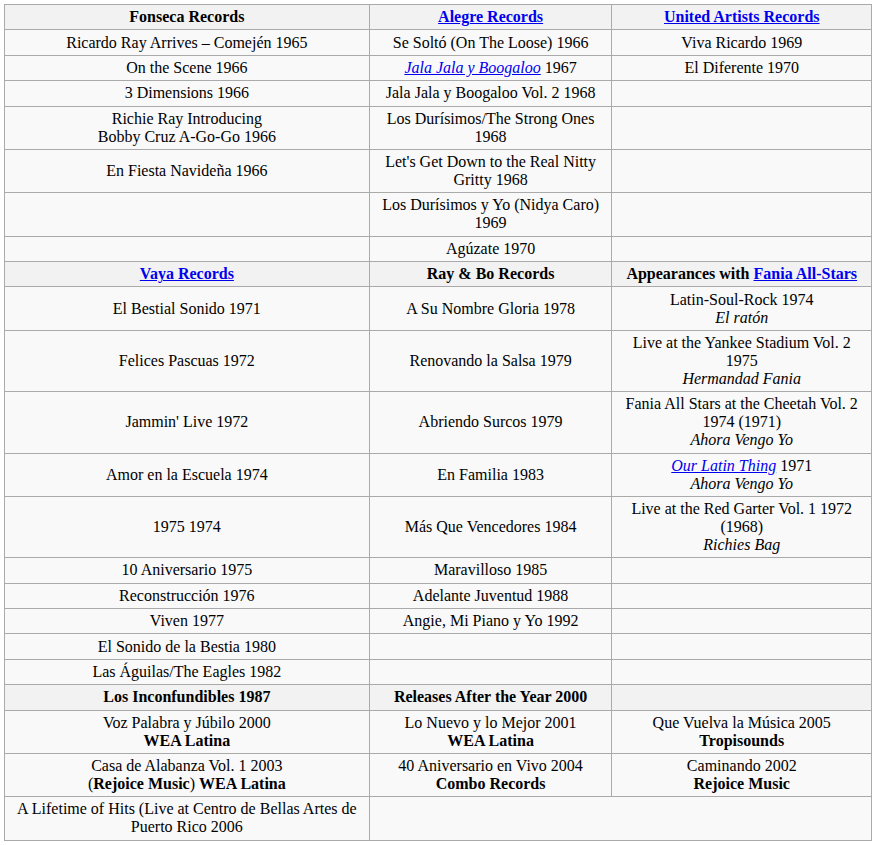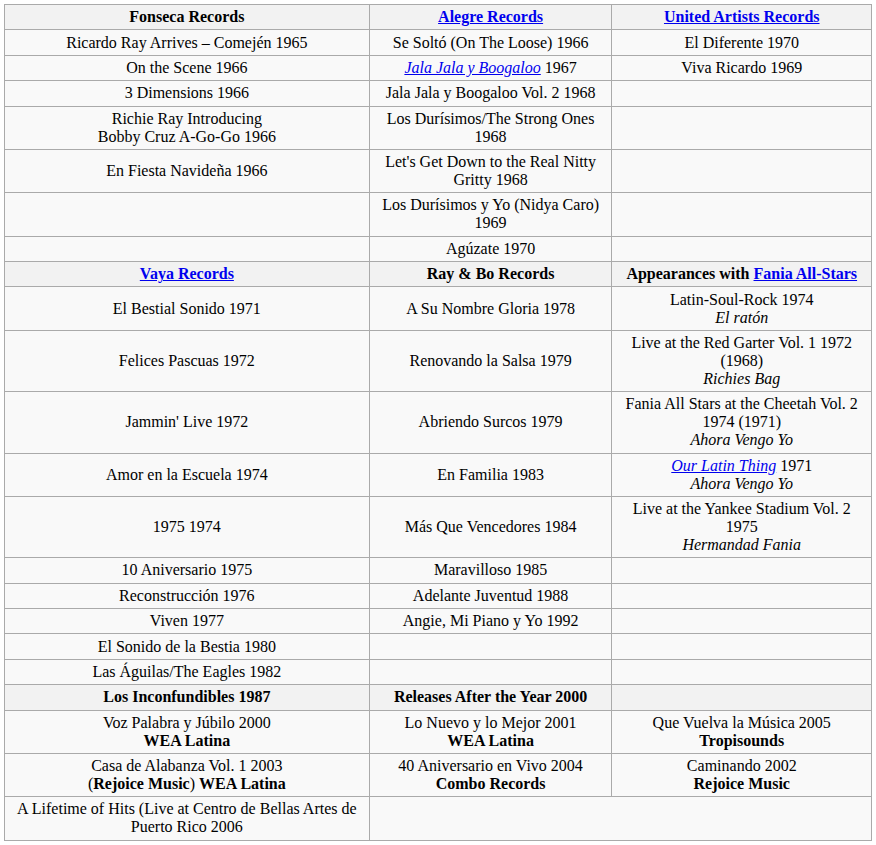(742, 42) Viva Ricardo 1969 -> (742, 42) El Diferente 1970
(742, 67) El Diferente 1970 -> (742, 67) Viva Ricardo 1969
(742, 360) Live at the Yankee Stadium Vol. 2 1975 Hermandad Fania -> (742, 360) Live at the Red Garter Vol. 1 1972 (1968) Richies Bag
(742, 527) Live at the Red Garter Vol. 1 1972 (1968) Richies Bag -> (742, 527) Live at the Yankee Stadium Vol. 2 1975 Hermandad Fania
